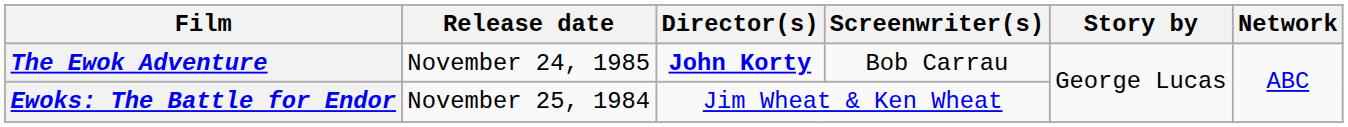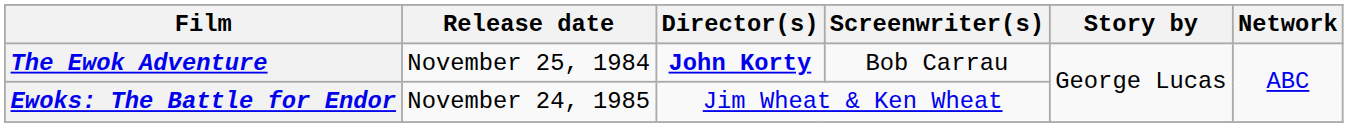(529, 63) November 24, 1985 -> (529, 63) November 25, 1984
(529, 102) November 25, 1984 -> (529, 102) November 24, 1985
